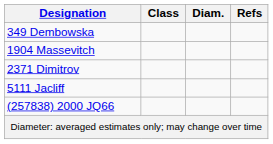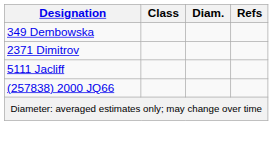- row: (51, 50)
